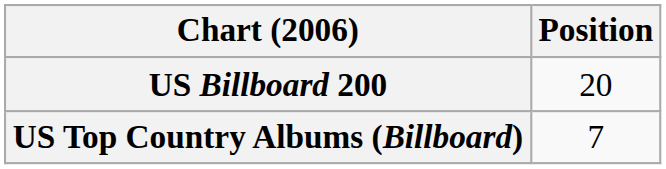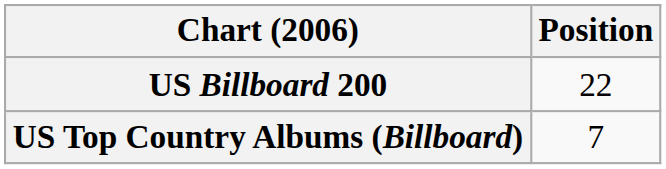(596, 83) 20 -> (596, 83) 22
